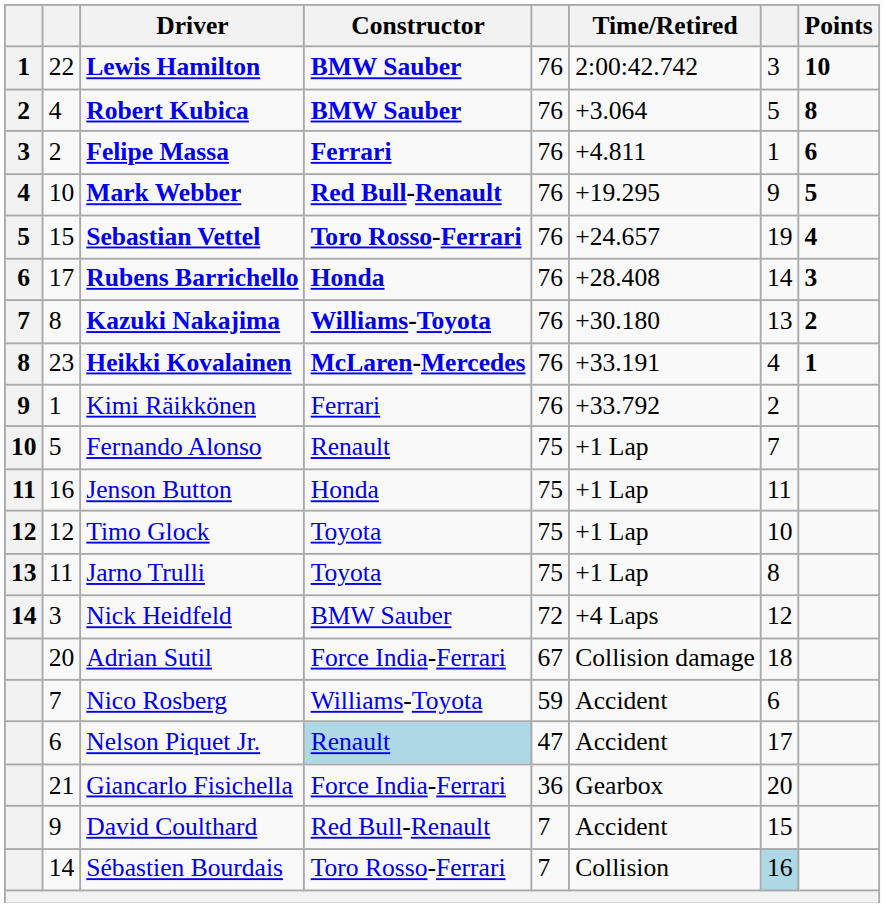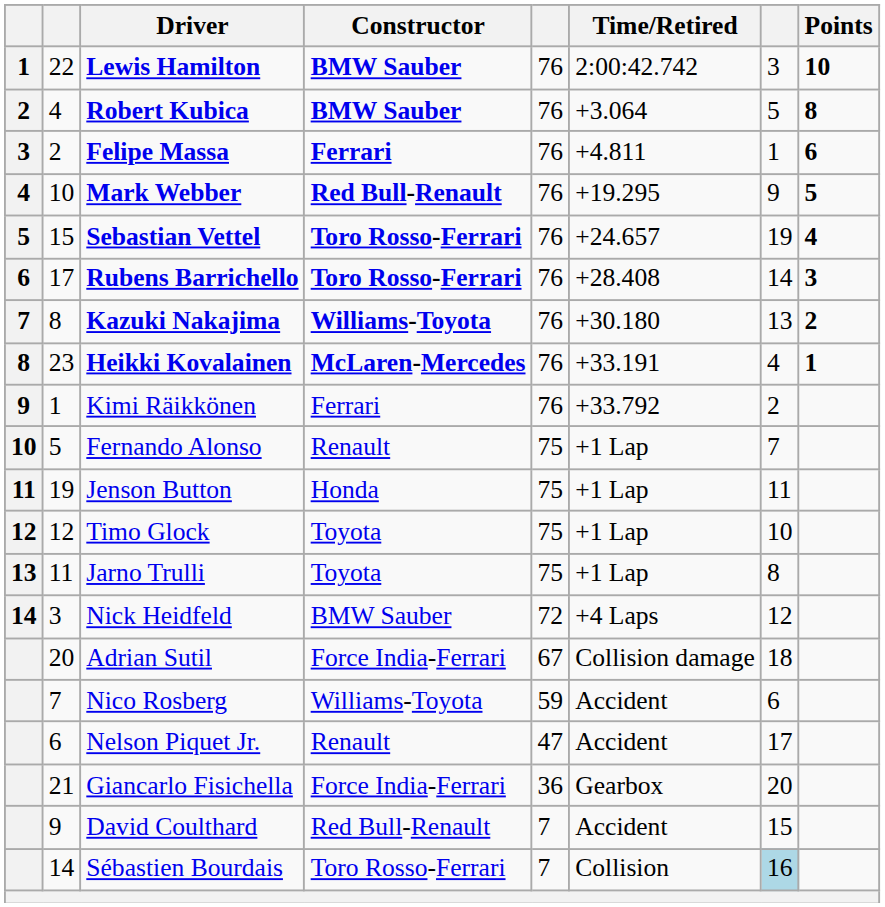(348, 278) Honda -> (416, 278) Toro Rosso-Ferrari
(61, 489) 16 -> (61, 489) 19
(350, 742) lightblue background -> (350, 742) no background
